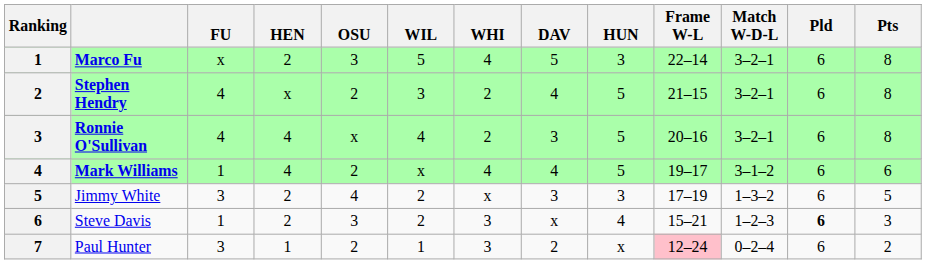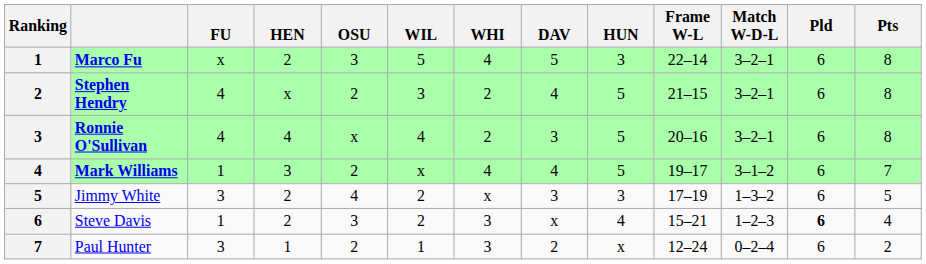(287, 171) 4 -> (287, 171) 3
(888, 171) 6 -> (888, 171) 7
(888, 221) 3 -> (888, 221) 4
(688, 246) pink background -> (688, 246) no background
